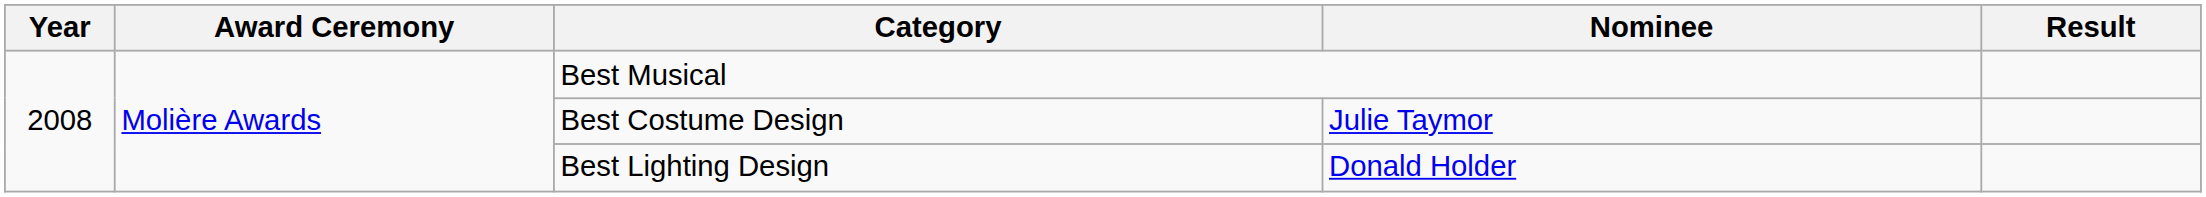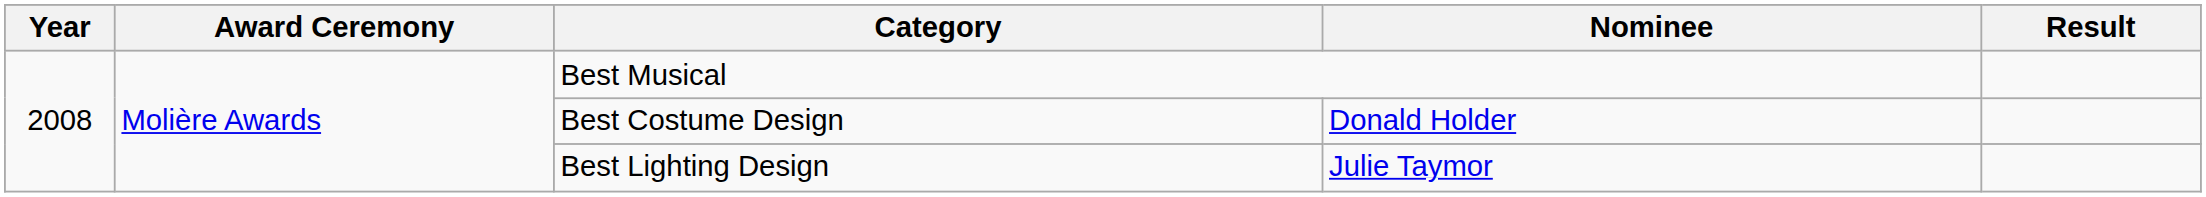(1411, 120) Julie Taymor -> (1423, 120) Donald Holder
(1423, 167) Donald Holder -> (1411, 167) Julie Taymor
